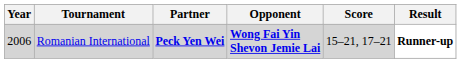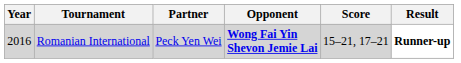(19, 41) 2006 -> (19, 41) 2016
(190, 41) bold -> (189, 41) normal
